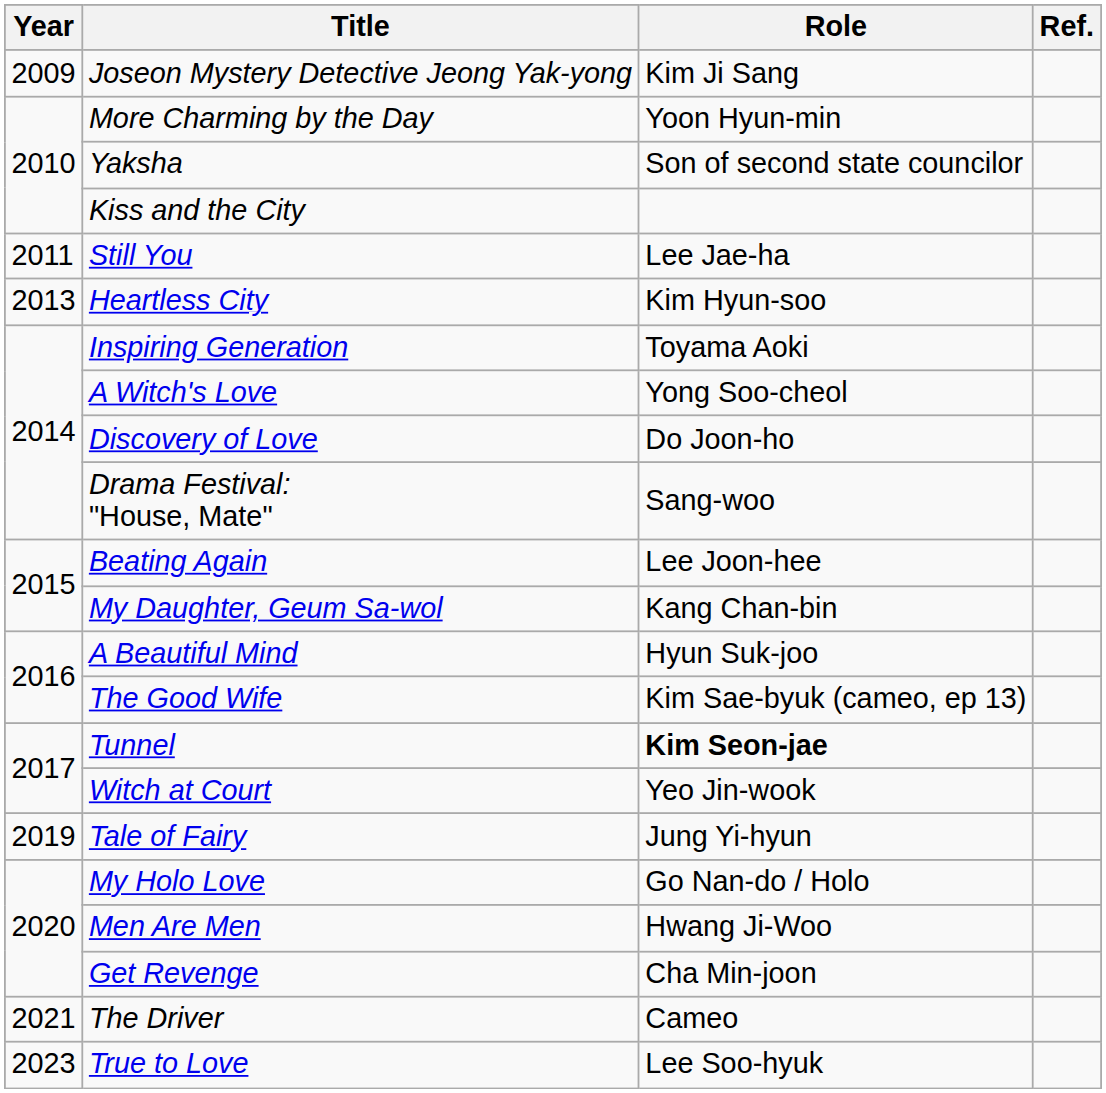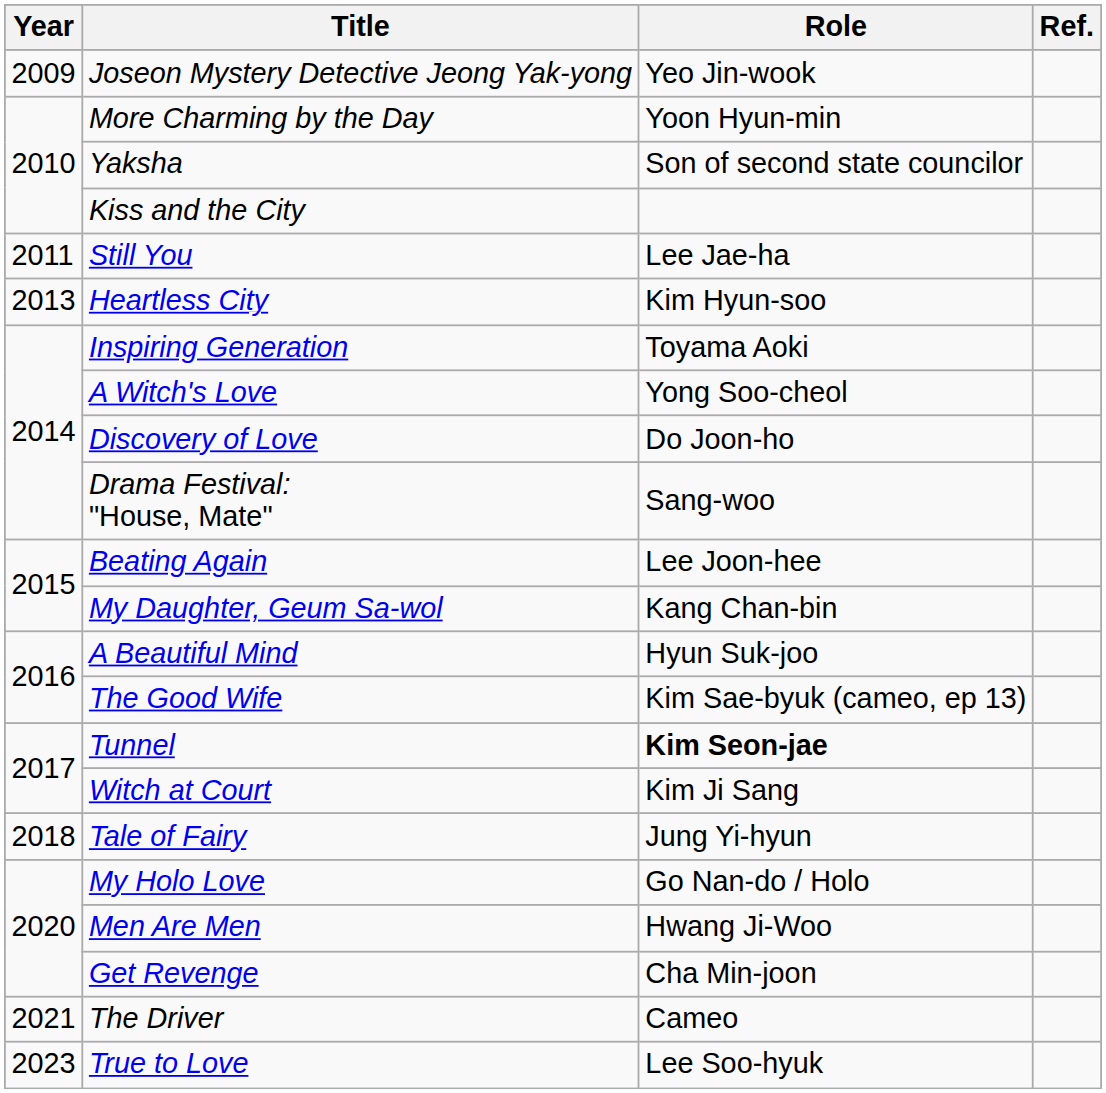(722, 73) Kim Ji Sang -> (730, 73) Yeo Jin-wook
(730, 790) Yeo Jin-wook -> (722, 790) Kim Ji Sang
(44, 836) 2019 -> (44, 836) 2018
